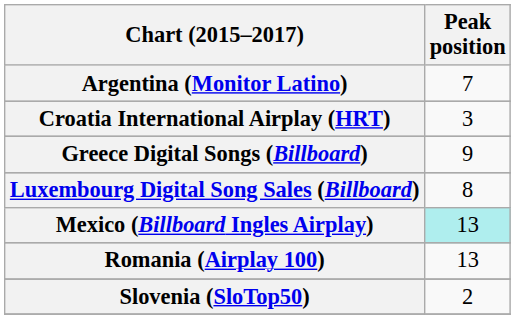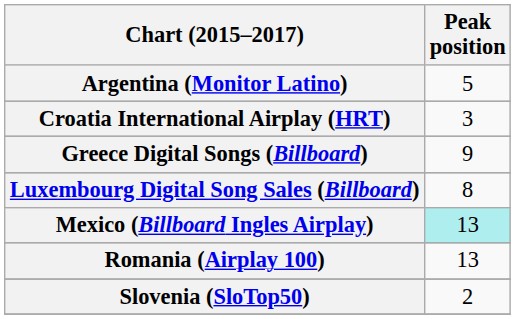(468, 82) 7 -> (468, 82) 5
